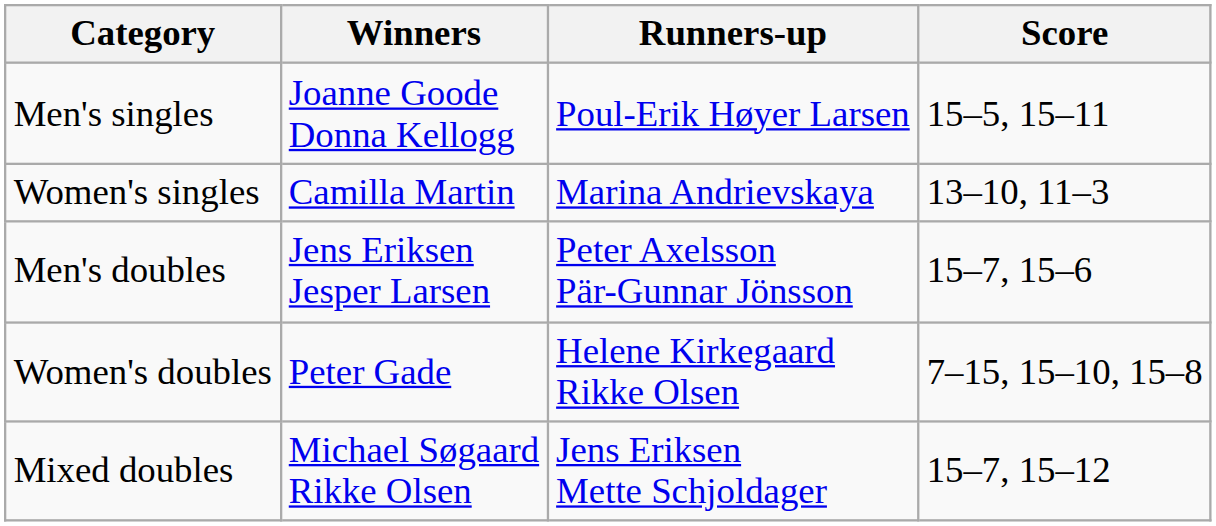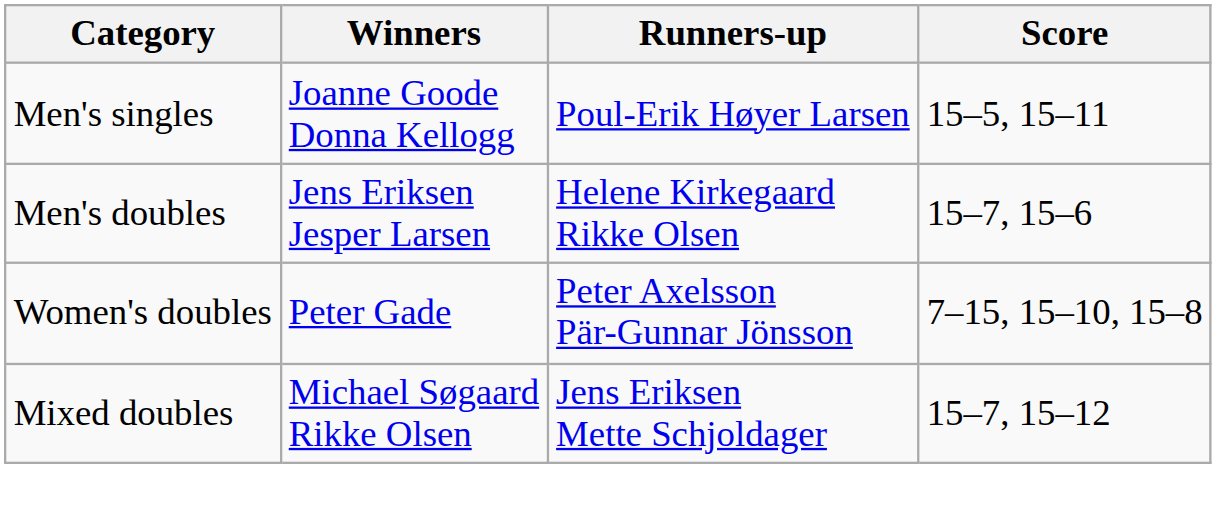- row: (137, 191)
(704, 270) Peter Axelsson Pär-Gunnar Jönsson -> (696, 212) Helene Kirkegaard Rikke Olsen
(696, 370) Helene Kirkegaard Rikke Olsen -> (704, 312) Peter Axelsson Pär-Gunnar Jönsson
